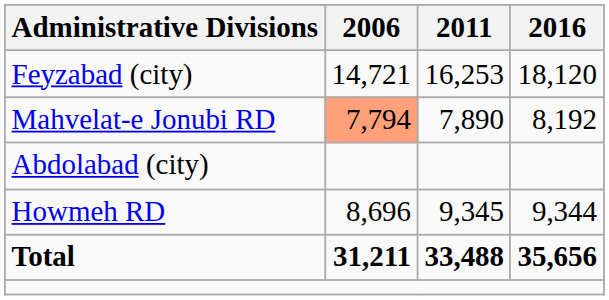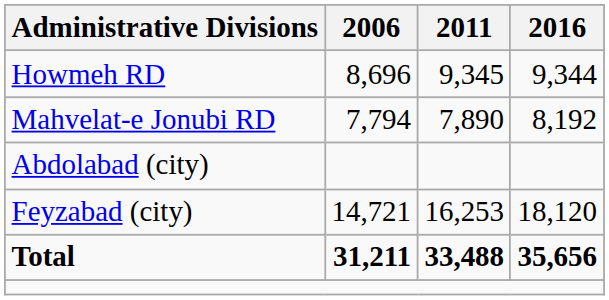rows swapped: (88, 211) <-> (102, 73)
(379, 119) lightsalmon background -> (379, 119) no background
